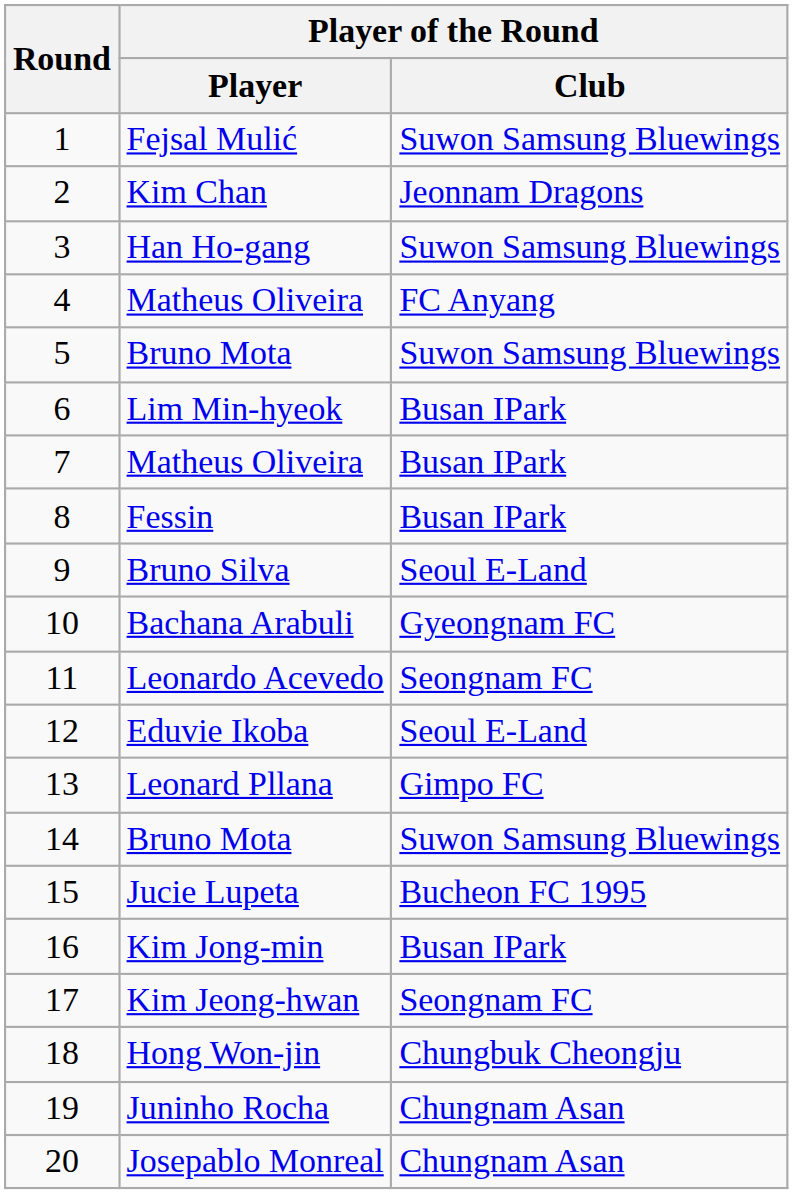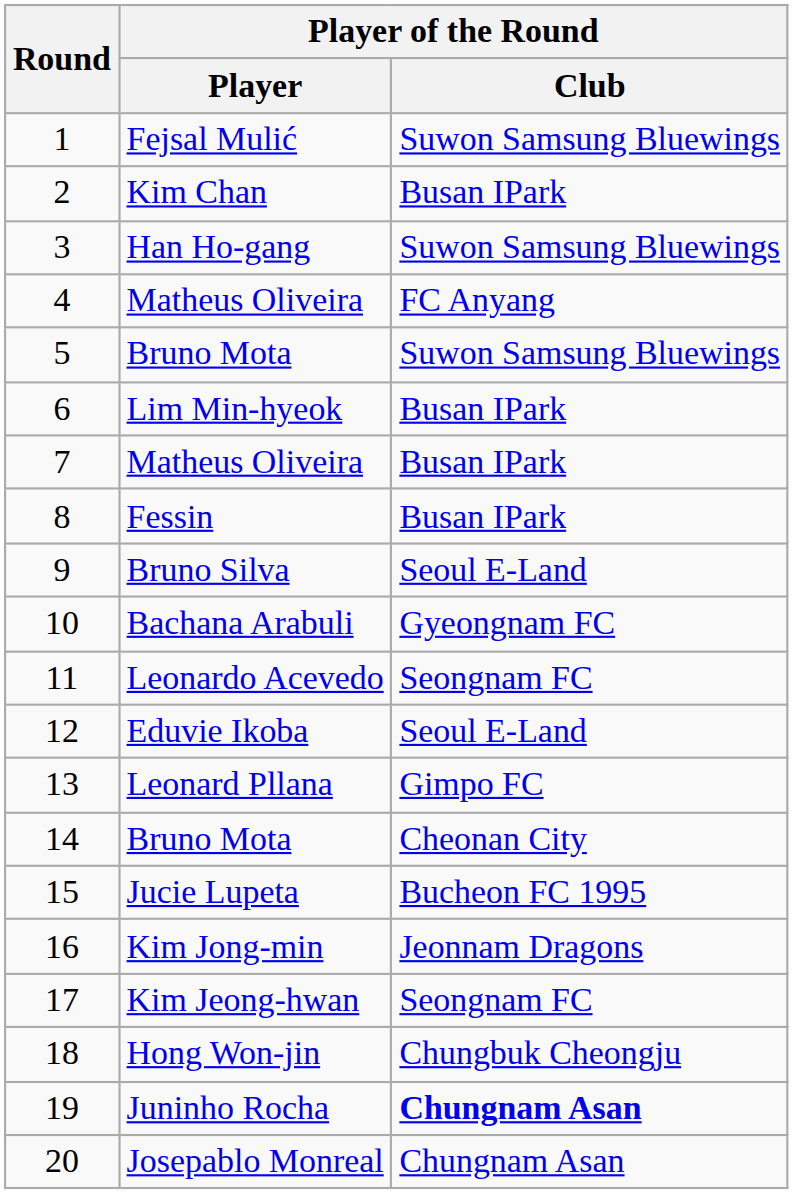(521, 192) Jeonnam Dragons -> (483, 192) Busan IPark
(590, 838) Suwon Samsung Bluewings -> (493, 838) Cheonan City
(483, 945) Busan IPark -> (521, 945) Jeonnam Dragons
(512, 1107) normal -> (521, 1107) bold
